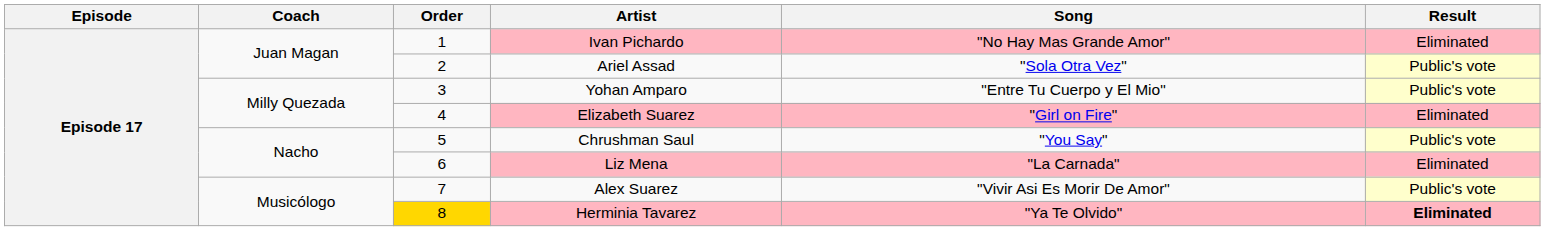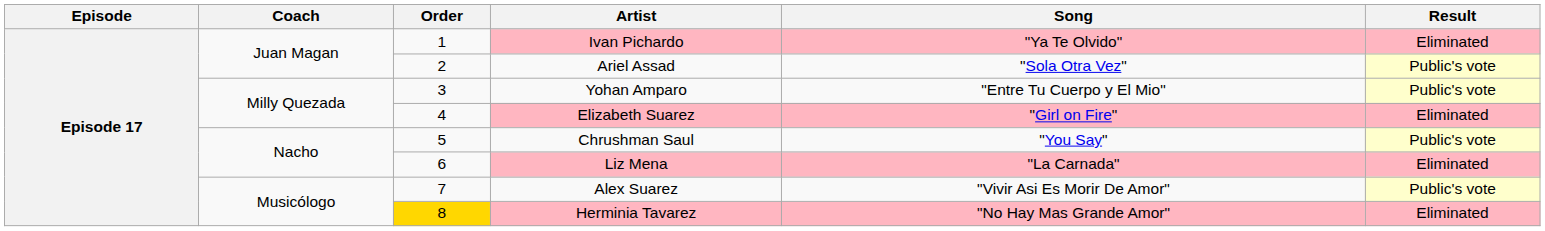(1073, 41) "No Hay Mas Grande Amor" -> (1073, 41) "Ya Te Olvido"
(1073, 213) "Ya Te Olvido" -> (1073, 213) "No Hay Mas Grande Amor"
(1453, 213) bold -> (1453, 213) normal
